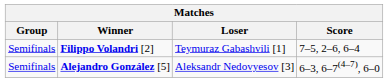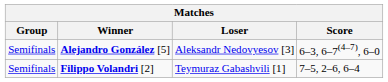rows swapped: (115, 67) <-> (107, 48)
